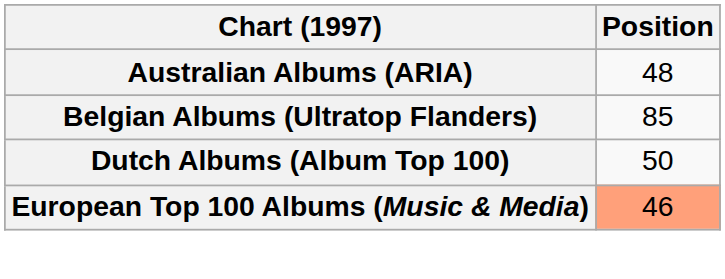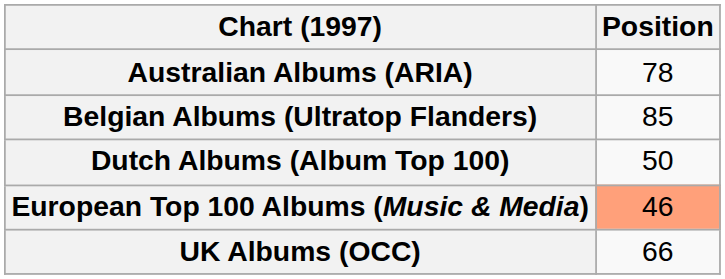(658, 71) 48 -> (658, 71) 78
+ row: (300, 251)
